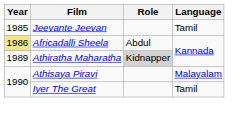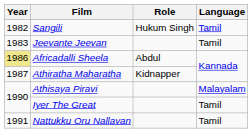+ row: (47, 27)
(17, 27) 1985 -> (17, 43) 1983
(17, 58) 1989 -> (17, 74) 1987
(148, 58) lightgrey background -> (158, 74) no background
+ row: (82, 120)
